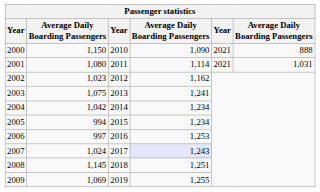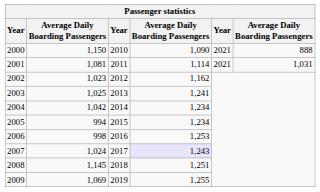(96, 64) 1,080 -> (96, 64) 1,081
(96, 93) 1,075 -> (96, 93) 1,025
(100, 136) 997 -> (100, 136) 998
